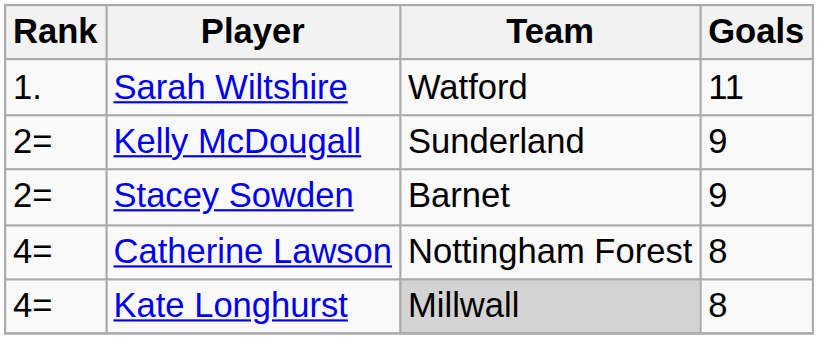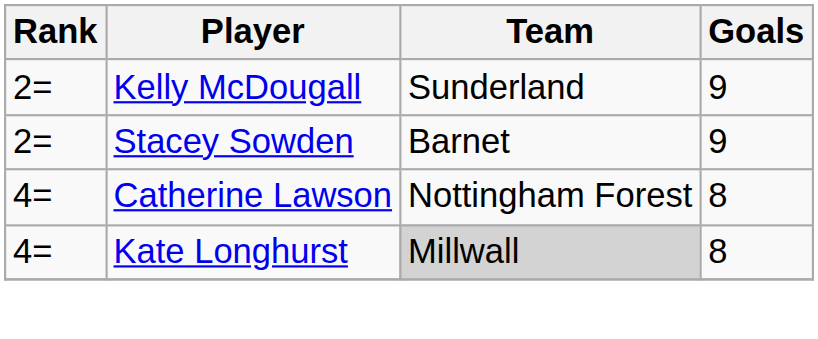- row: (231, 86)
